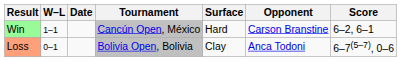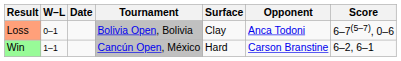rows swapped: (18, 47) <-> (16, 29)
